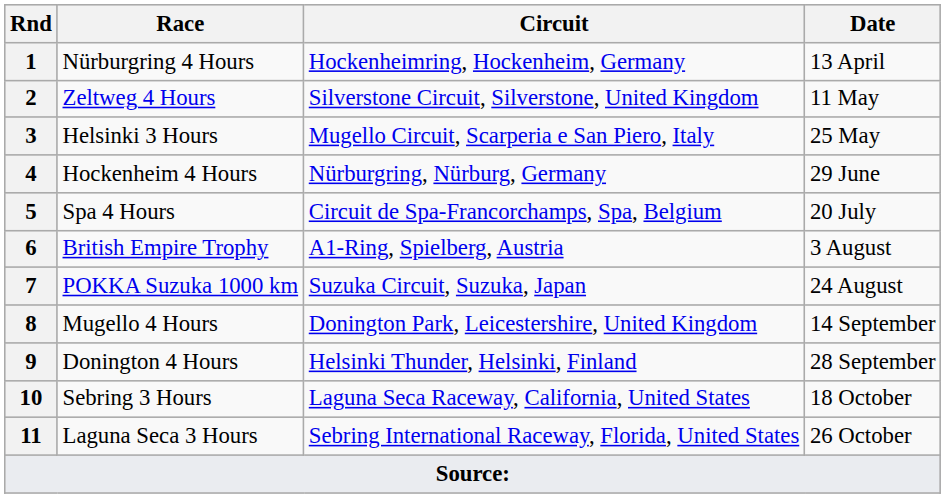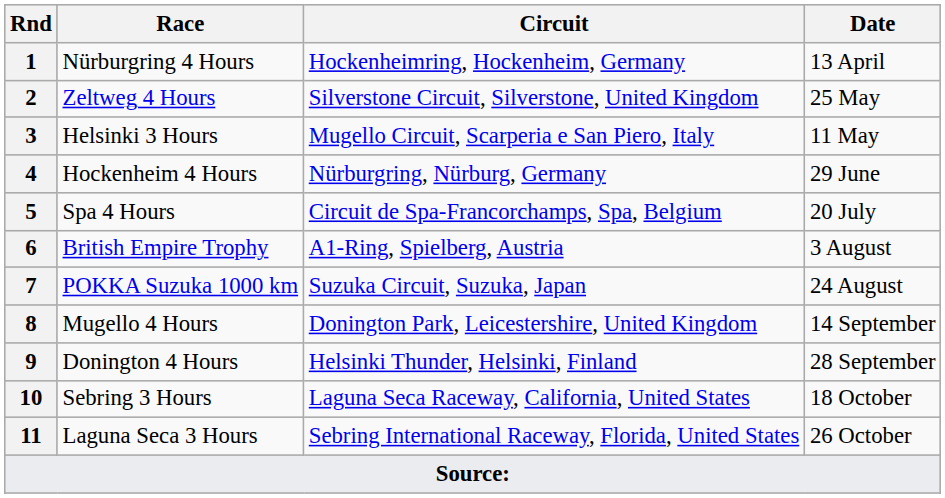(845, 98) 11 May -> (845, 98) 25 May
(845, 136) 25 May -> (845, 136) 11 May
